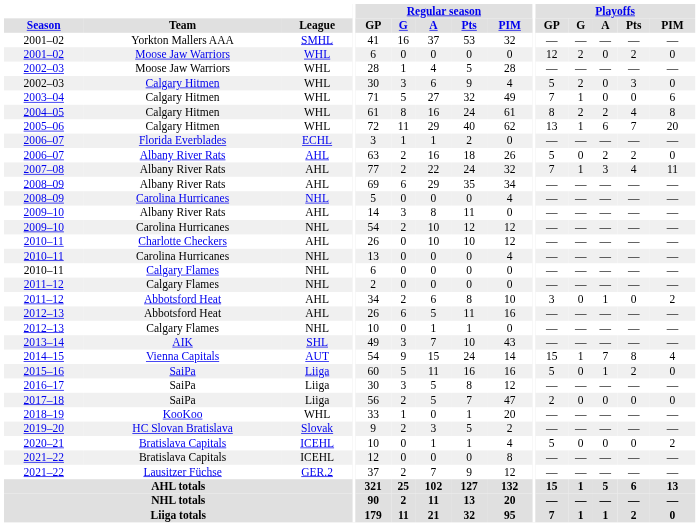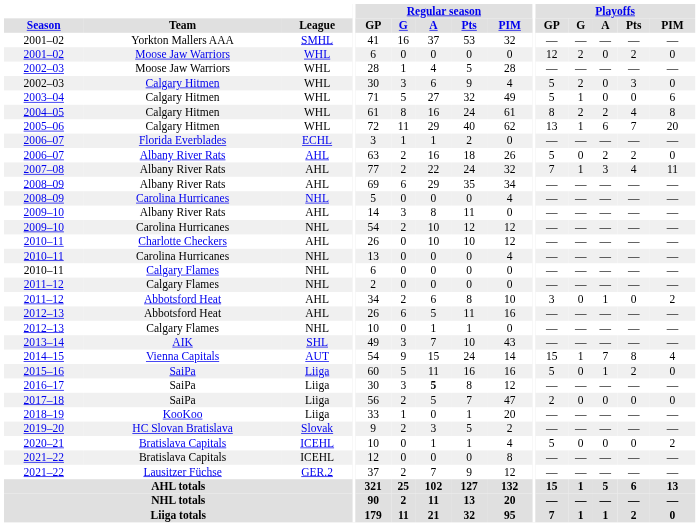(552, 97) 7 -> (552, 97) 5
(434, 385) normal -> (434, 385) bold
(317, 414) WHL -> (317, 414) Liiga
